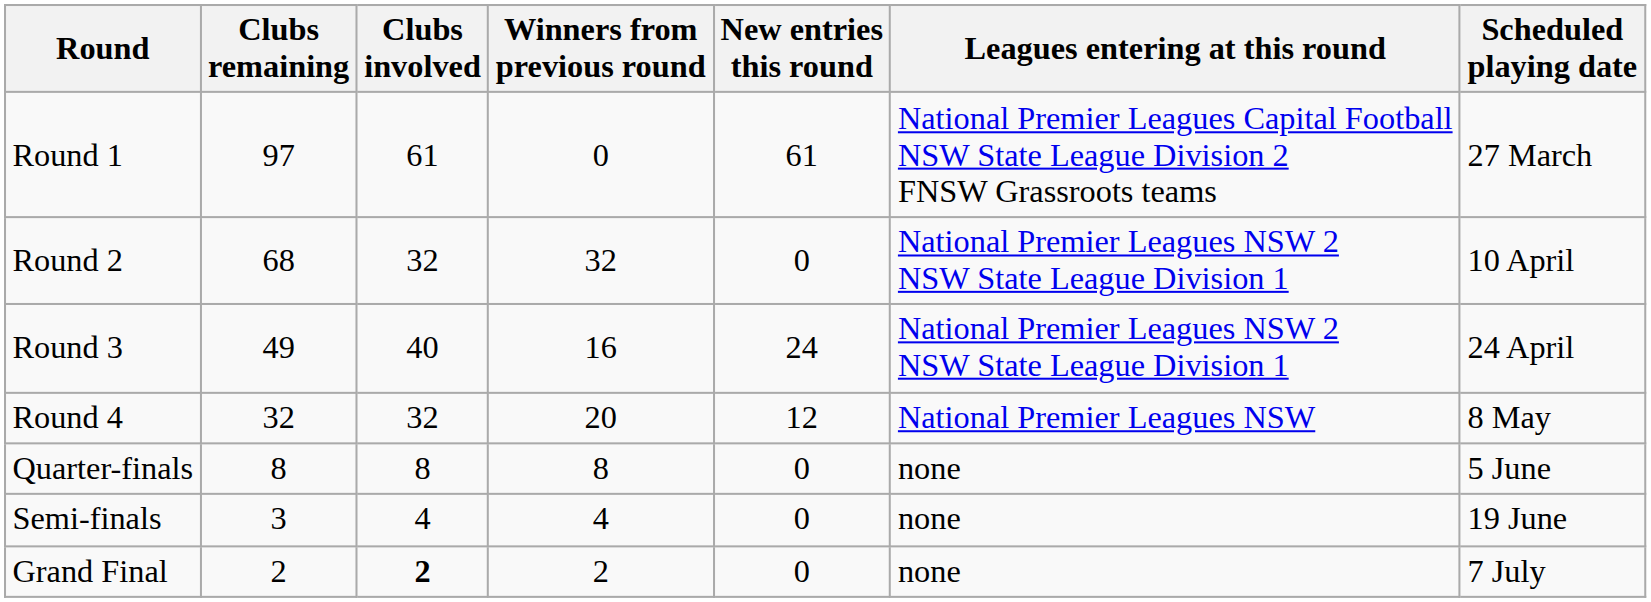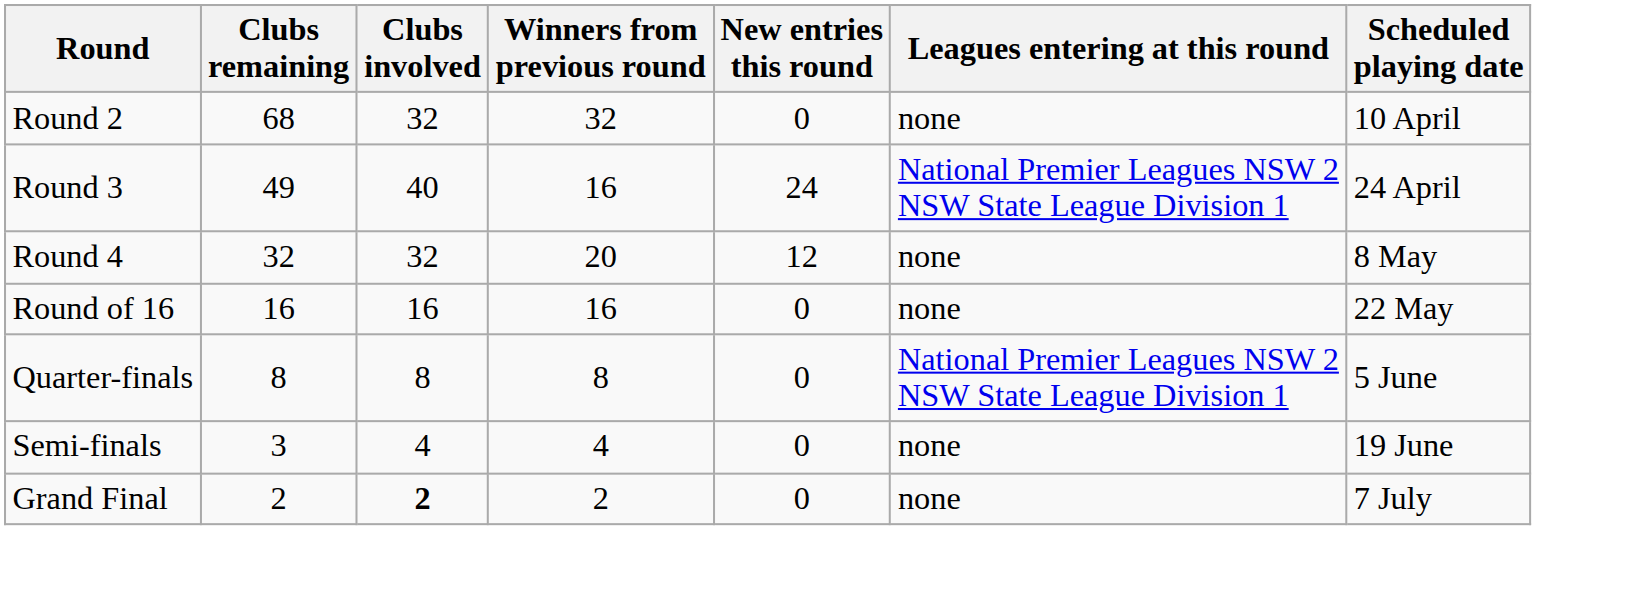- row: (68, 154)
(1118, 259) National Premier Leagues NSW 2 NSW State League Division 1 -> (929, 117) none
(1107, 416) National Premier Leagues NSW -> (929, 256) none
+ row: (93, 307)
(929, 468) none -> (1118, 377) National Premier Leagues NSW 2 NSW State League Division 1
